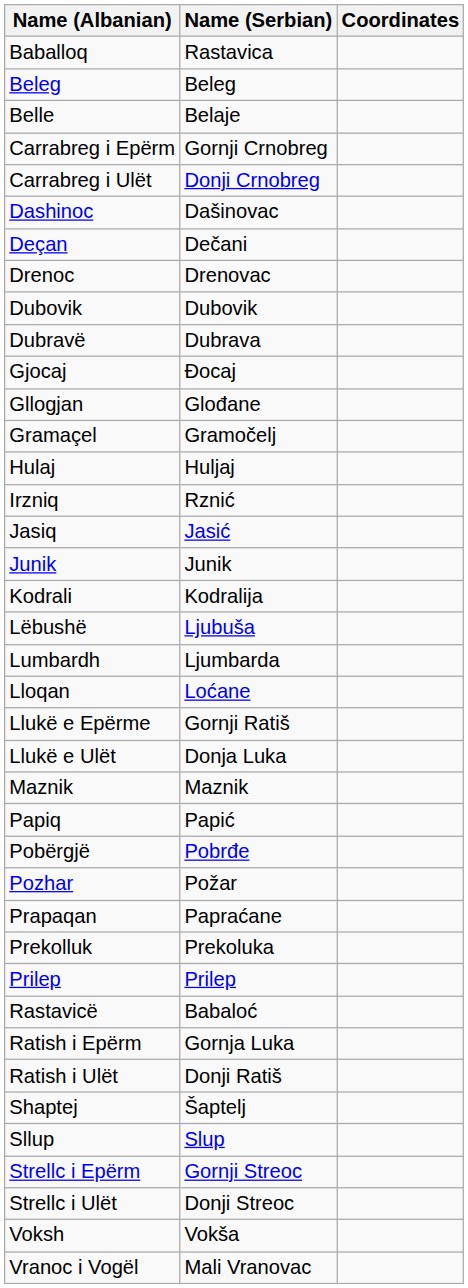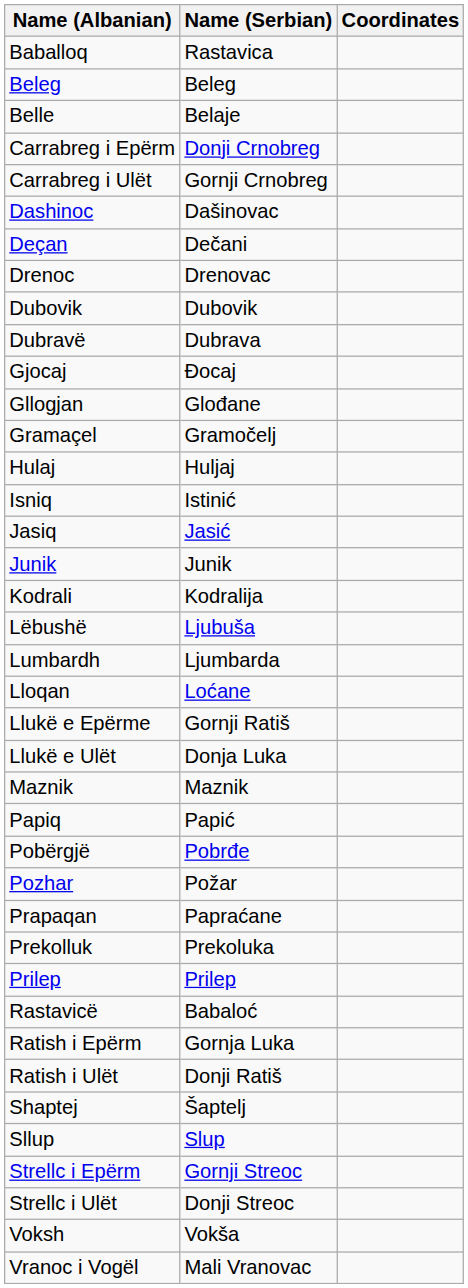(256, 148) Gornji Crnobreg -> (252, 148) Donji Crnobreg
(252, 180) Donji Crnobreg -> (256, 180) Gornji Crnobreg
- row: (34, 500)
+ row: (31, 500)
